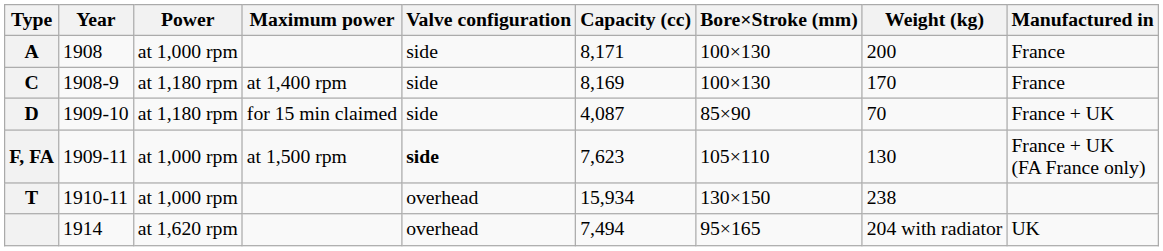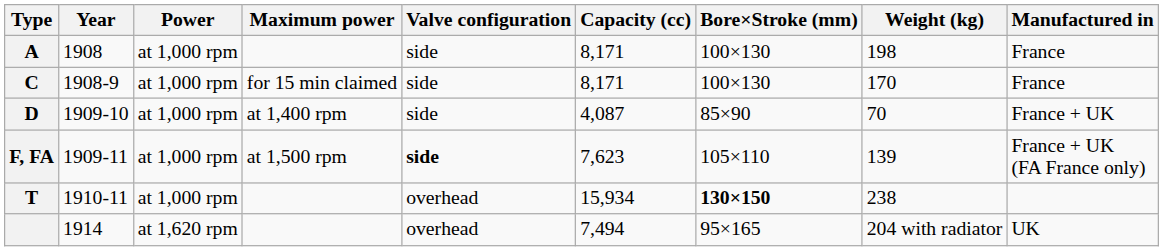(882, 51) 200 -> (882, 51) 198
(188, 82) at 1,180 rpm -> (188, 82) at 1,000 rpm
(297, 82) at 1,400 rpm -> (322, 82) for 15 min claimed
(602, 82) 8,169 -> (602, 82) 8,171
(188, 113) at 1,180 rpm -> (188, 113) at 1,000 rpm
(322, 113) for 15 min claimed -> (297, 113) at 1,400 rpm
(882, 156) 130 -> (882, 156) 139
(735, 198) normal -> (735, 198) bold
